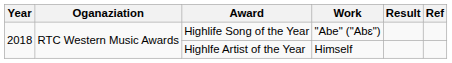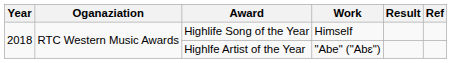(348, 31) "Abe" ("Abɛ") -> (333, 31) Himself
(333, 49) Himself -> (348, 49) "Abe" ("Abɛ")
